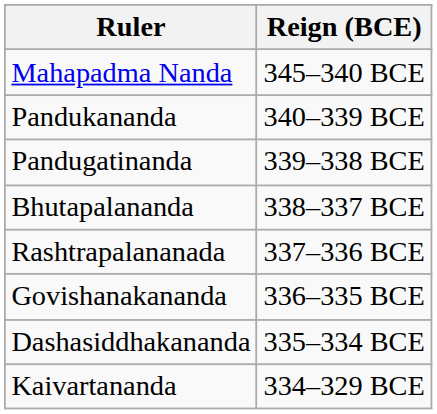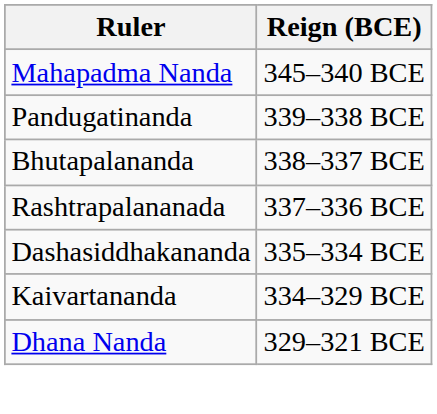- row: (94, 116)
- row: (119, 296)
+ row: (89, 341)
